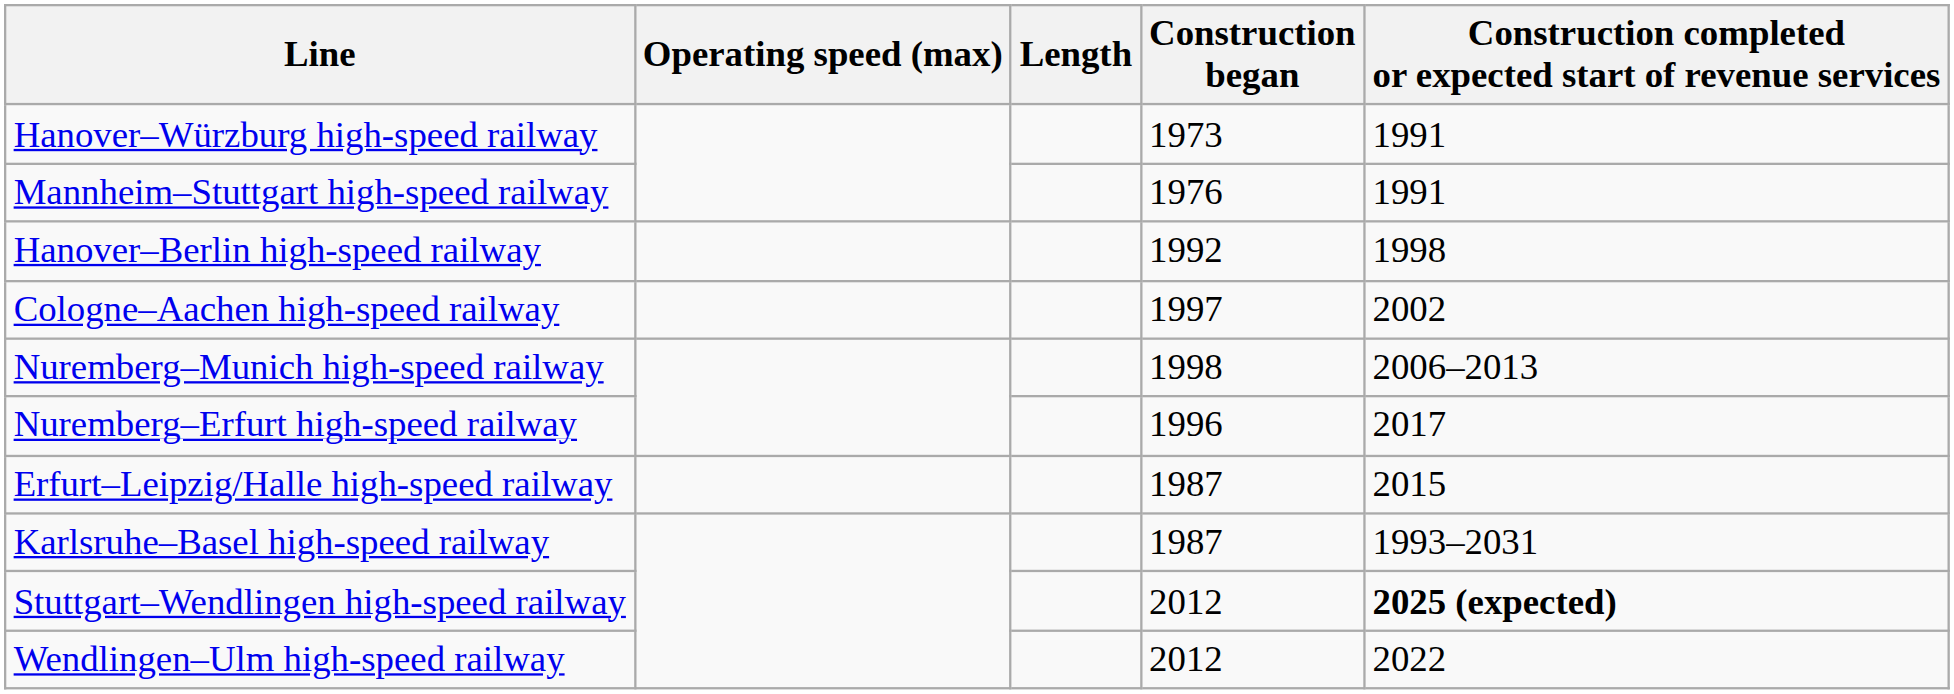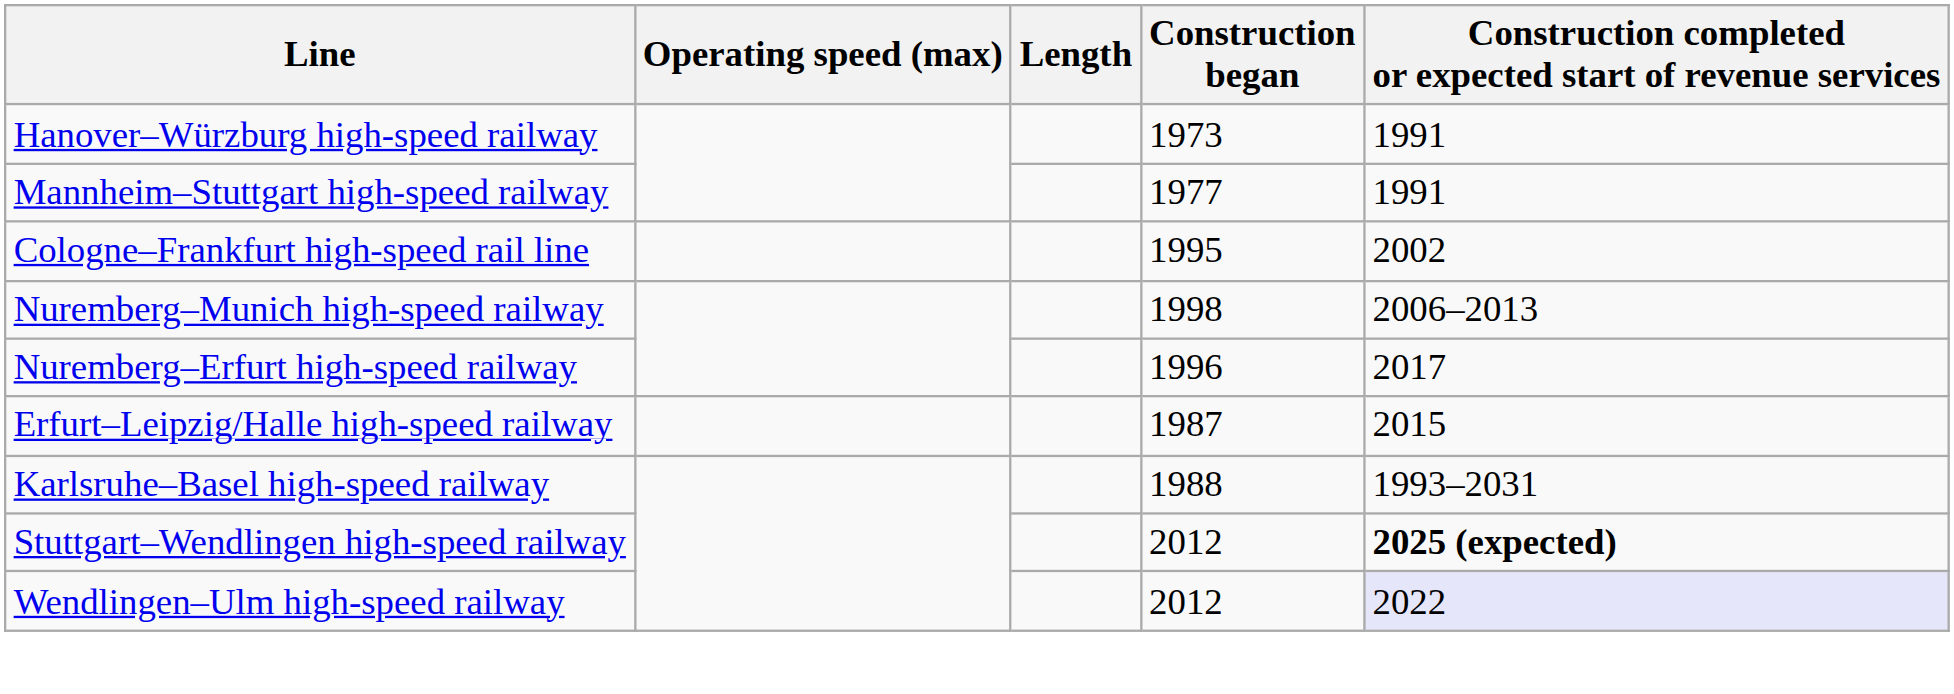(1186, 191) 1976 -> (1186, 191) 1977
- row: (277, 250)
+ row: (301, 250)
- row: (286, 308)
(1186, 541) 1987 -> (1186, 483) 1988
(1409, 658) no background -> (1409, 600) lavender background
